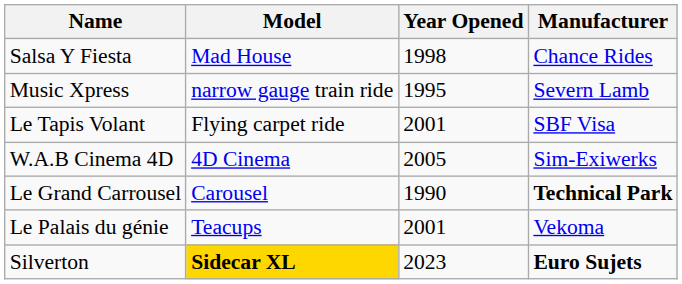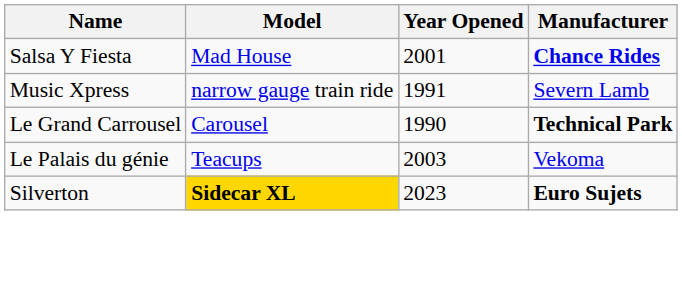(425, 55) 1998 -> (425, 55) 2001
(593, 55) normal -> (597, 55) bold
(425, 90) 1995 -> (425, 90) 1991
- row: (77, 124)
- row: (91, 158)
(425, 227) 2001 -> (425, 158) 2003
